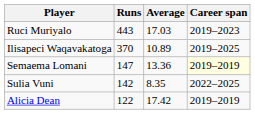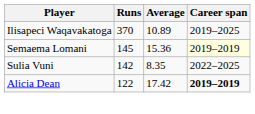- row: (39, 30)
(125, 65) 147 -> (125, 48) 145
(159, 65) 13.36 -> (159, 48) 15.36
(215, 100) normal -> (215, 83) bold
